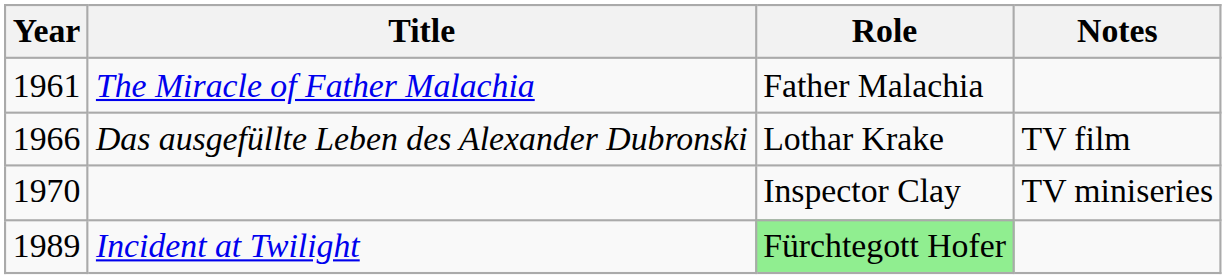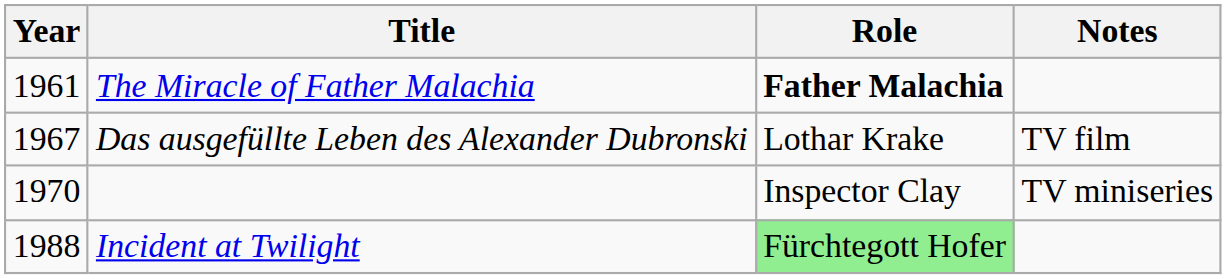(873, 84) normal -> (883, 84) bold
(47, 138) 1966 -> (47, 138) 1967
(47, 245) 1989 -> (47, 245) 1988
